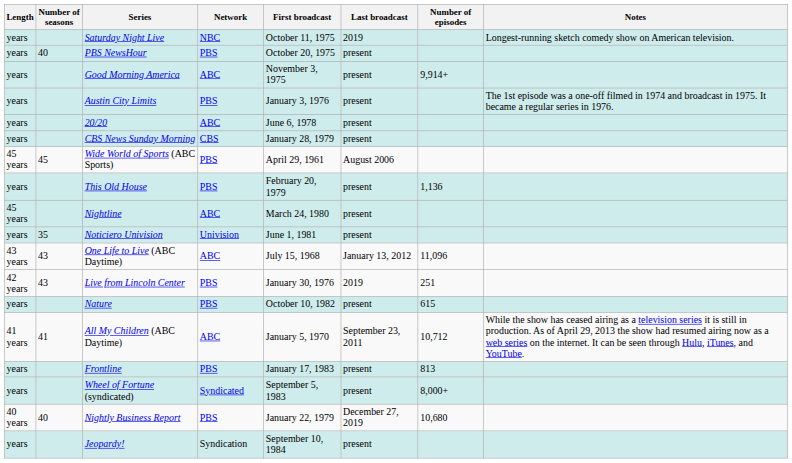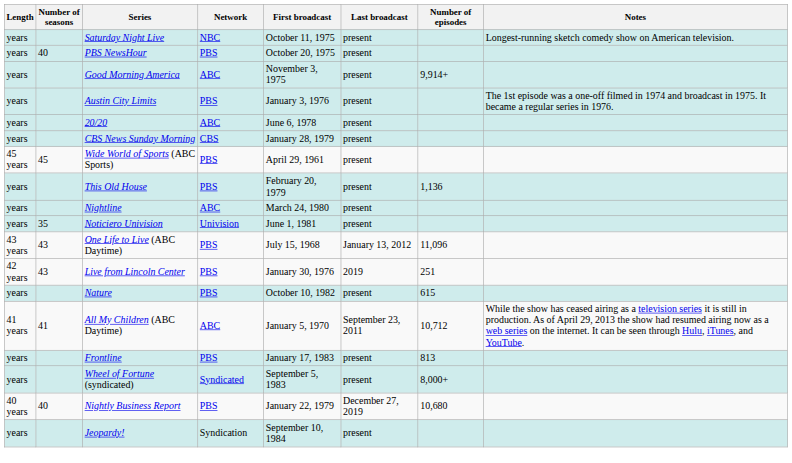(353, 37) 2019 -> (357, 37) present
(369, 159) August 2006 -> (357, 159) present
(17, 213) 45 years -> (17, 208) years
(210, 256) ABC -> (209, 245) PBS
